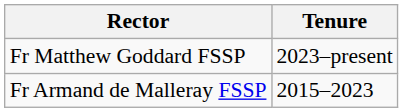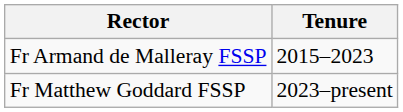rows swapped: (138, 90) <-> (128, 55)
